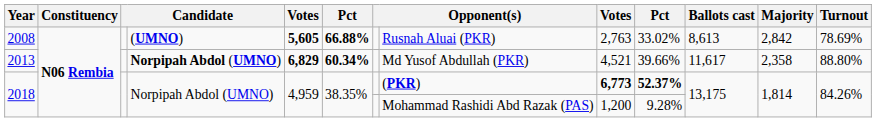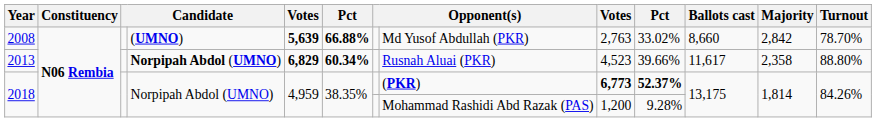(303, 38) 5,605 -> (303, 38) 5,639
(439, 38) Rusnah Aluai (PKR) -> (455, 38) Md Yusof Abdullah (PKR)
(704, 38) 8,613 -> (704, 38) 8,660
(841, 38) 78.69% -> (841, 38) 78.70%
(455, 60) Md Yusof Abdullah (PKR) -> (439, 60) Rusnah Aluai (PKR)
(616, 60) 4,521 -> (616, 60) 4,523
